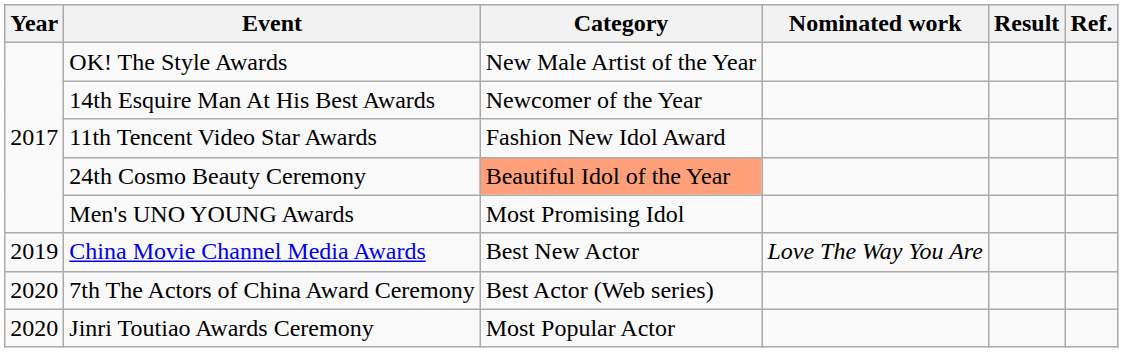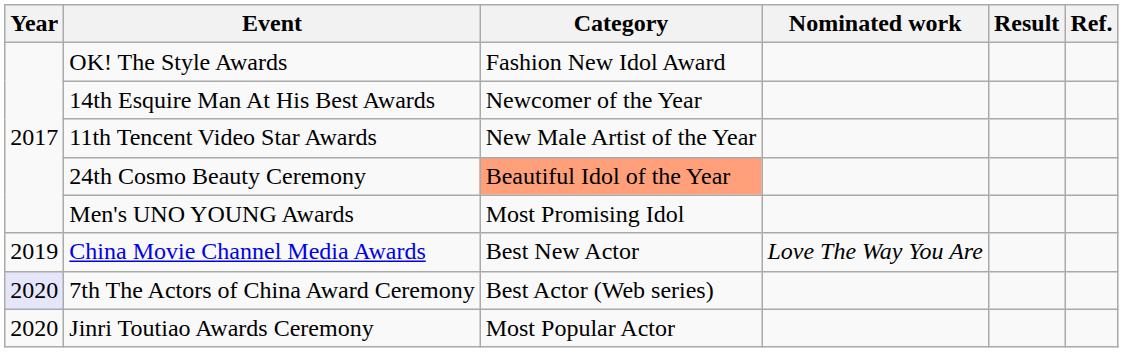(621, 61) New Male Artist of the Year -> (606, 61) Fashion New Idol Award
(606, 137) Fashion New Idol Award -> (621, 137) New Male Artist of the Year
(34, 289) no background -> (34, 289) lavender background
